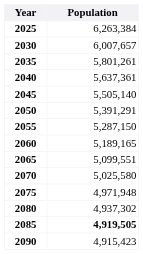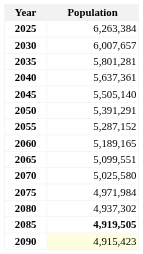(115, 61) 5,801,261 -> (115, 61) 5,801,281
(115, 126) 5,287,150 -> (115, 126) 5,287,152
(115, 192) 4,971,948 -> (115, 192) 4,971,984
(115, 241) no background -> (115, 241) lightyellow background
